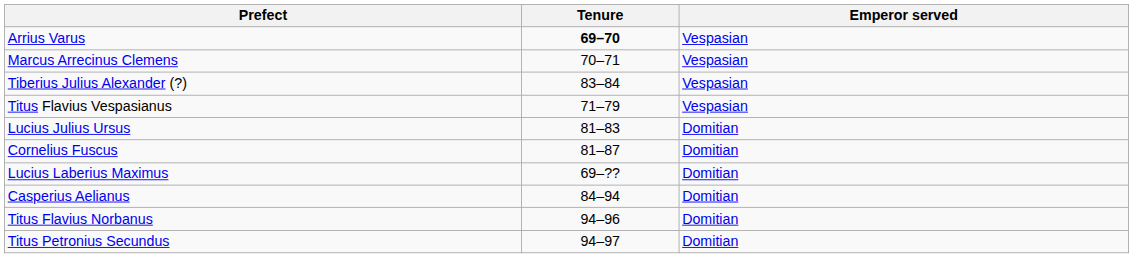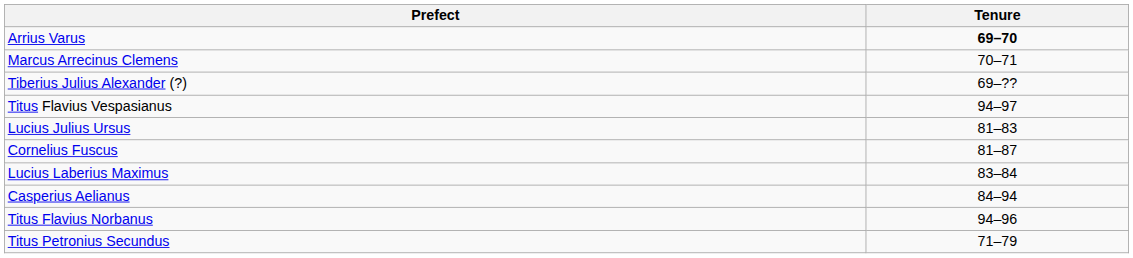- column: (904, 15)
(600, 83) 83–84 -> (997, 83) 69–??
(600, 106) 71–79 -> (997, 106) 94–97
(600, 173) 69–?? -> (997, 173) 83–84
(600, 241) 94–97 -> (997, 241) 71–79
